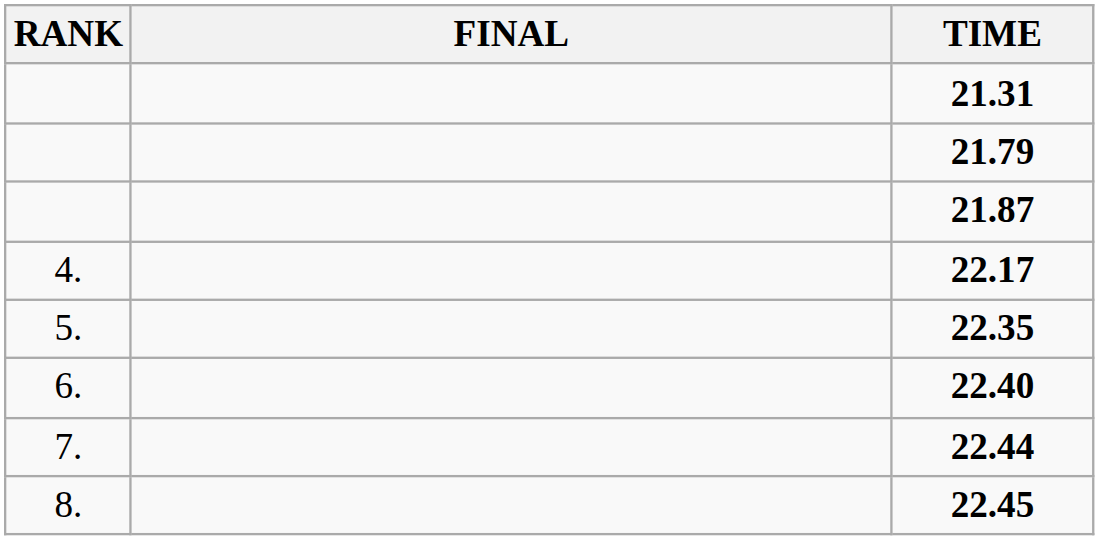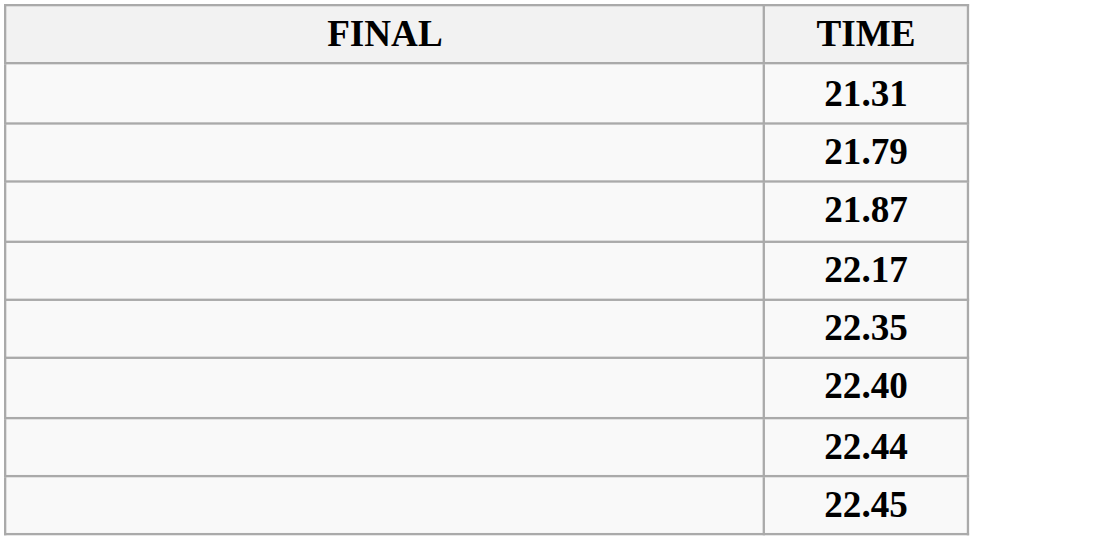- column: (68, 33)
